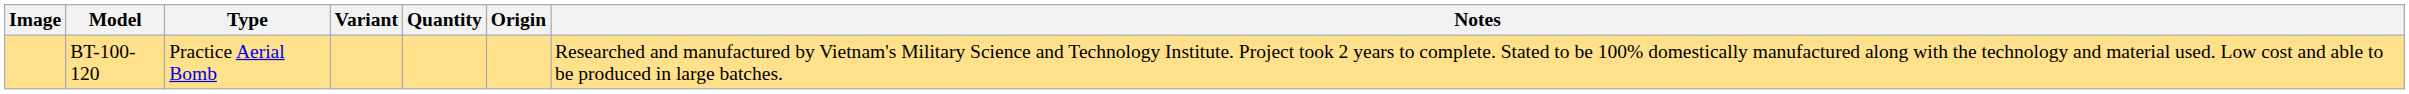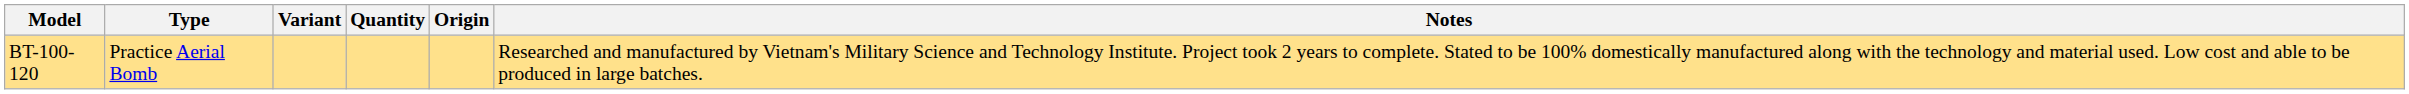- column: (35, 19)
